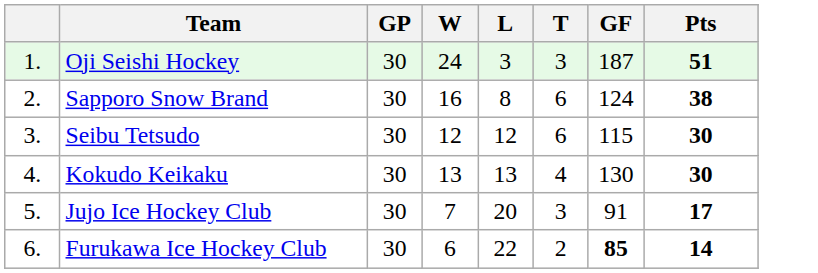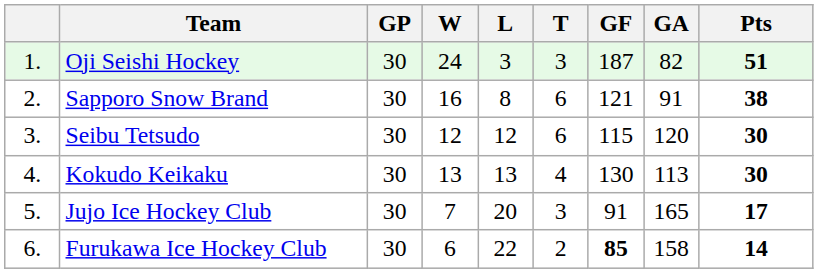+ column: (671, 23)
(616, 98) 124 -> (616, 98) 121
